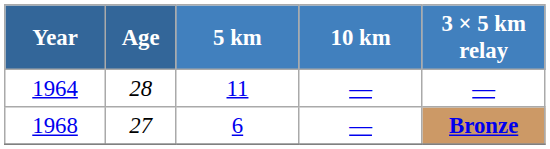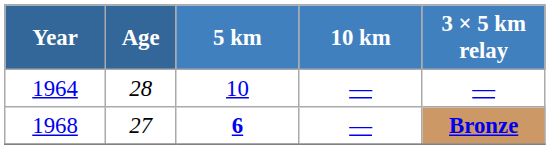(237, 88) 11 -> (237, 88) 10
(237, 125) normal -> (237, 125) bold
